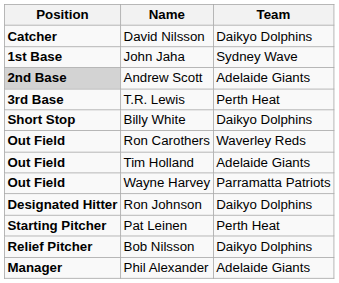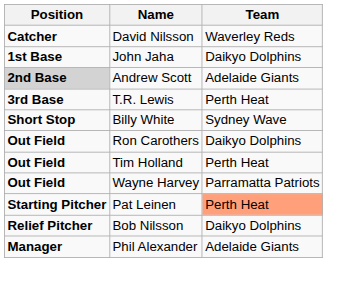(264, 36) Daikyo Dolphins -> (250, 36) Waverley Reds
(257, 57) Sydney Wave -> (253, 57) Daikyo Dolphins
(264, 120) Daikyo Dolphins -> (246, 120) Sydney Wave
(261, 141) Waverley Reds -> (253, 141) Daikyo Dolphins
(263, 162) Adelaide Giants -> (237, 162) Perth Heat
- row: (163, 204)
(248, 225) no background -> (237, 204) lightsalmon background
